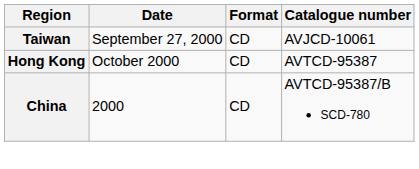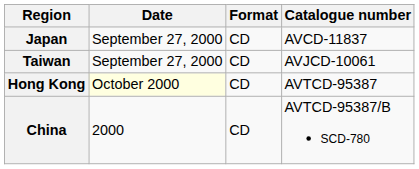+ row: (47, 38)
(136, 61) no background -> (136, 84) lightyellow background
